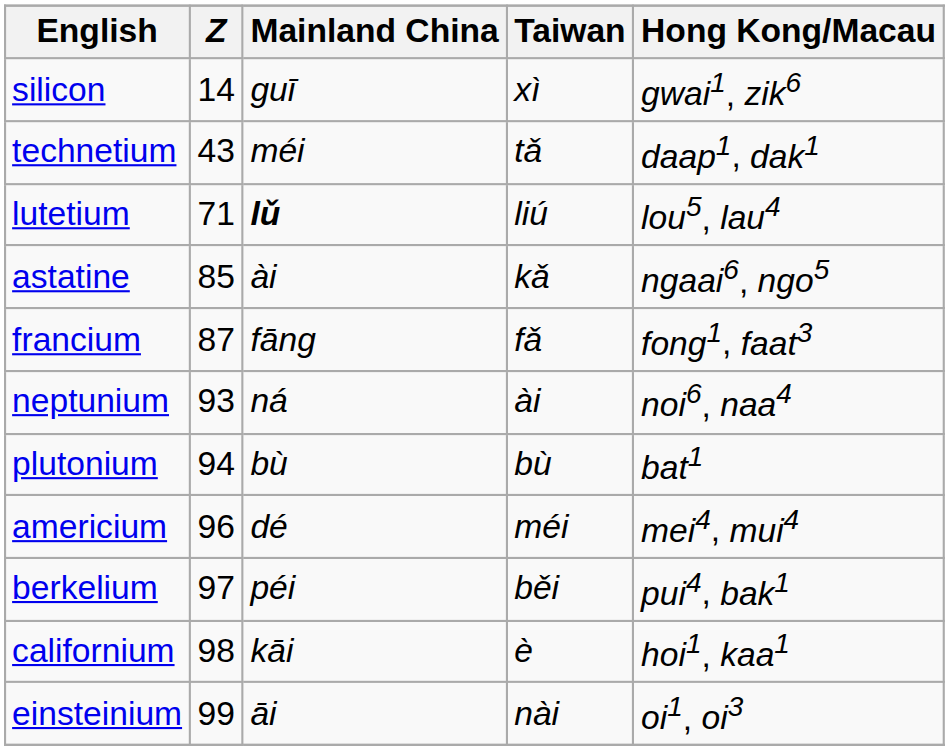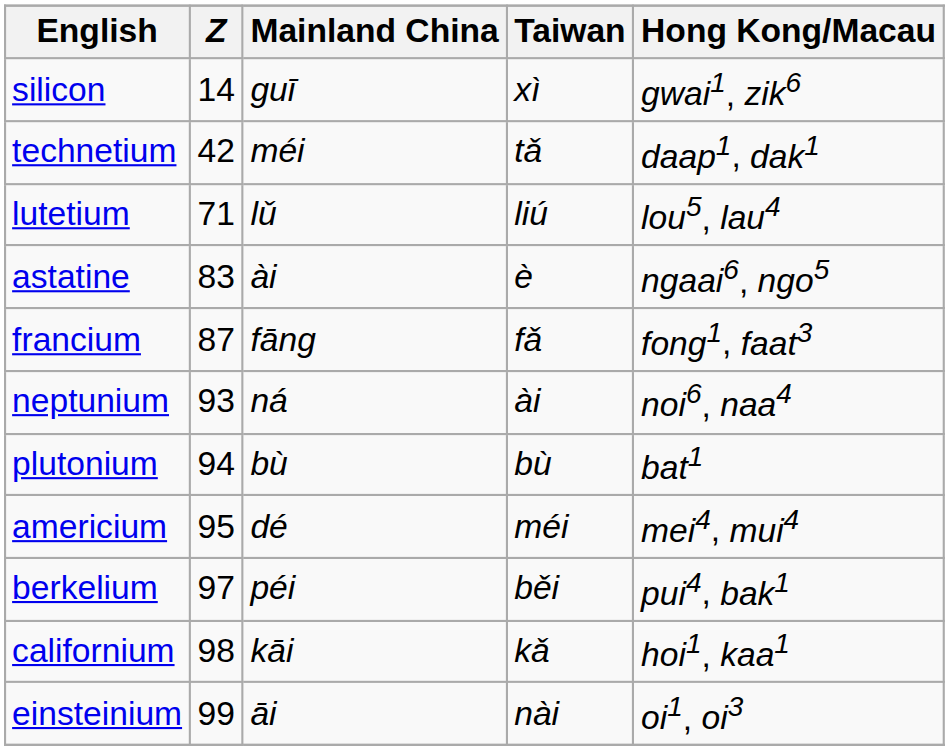(216, 151) 43 -> (216, 151) 42
(265, 214) bold -> (263, 214) normal
(216, 276) 85 -> (216, 276) 83
(532, 276) kǎ -> (524, 276) è
(216, 526) 96 -> (216, 526) 95
(524, 650) è -> (532, 650) kǎ
